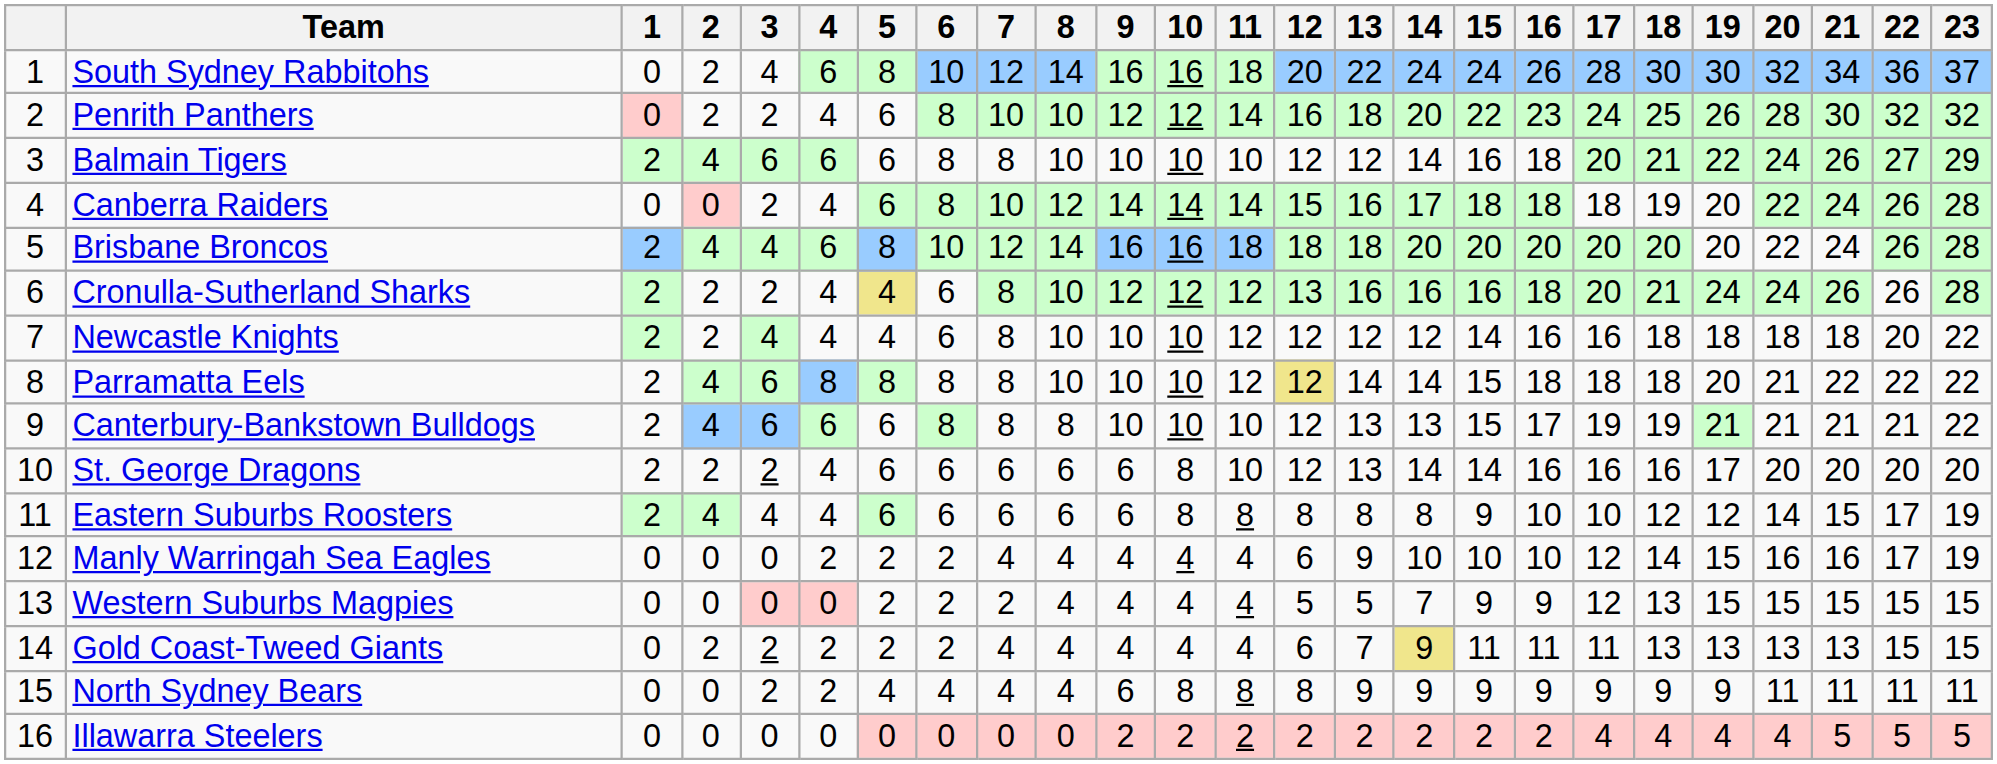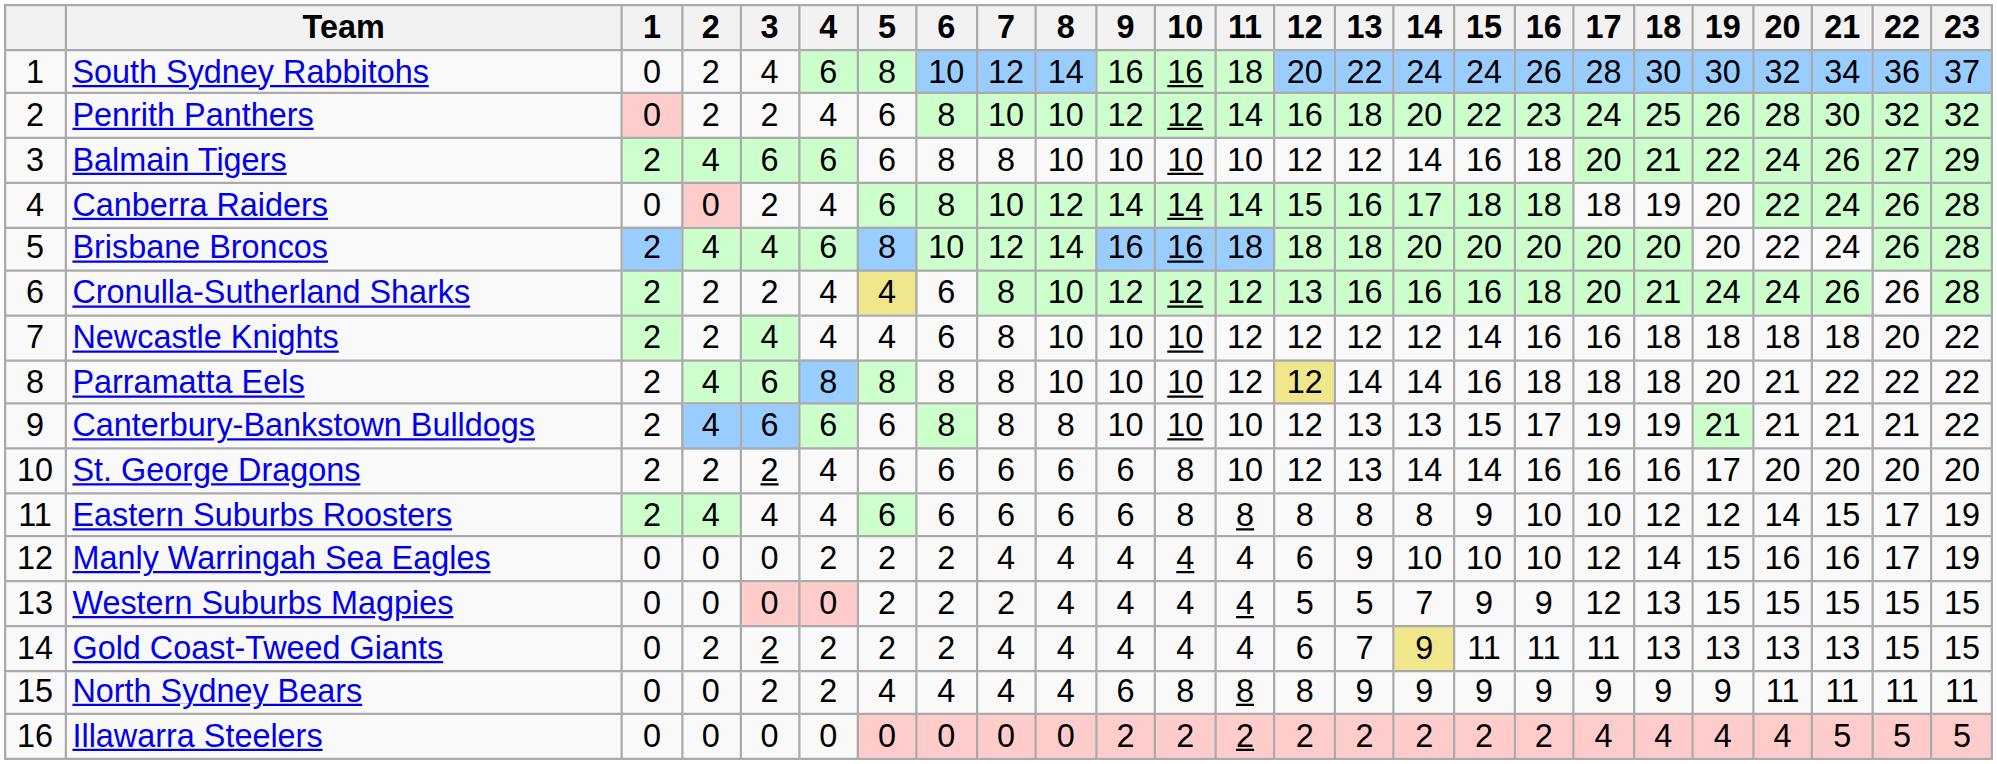(1484, 381) 15 -> (1484, 381) 16
